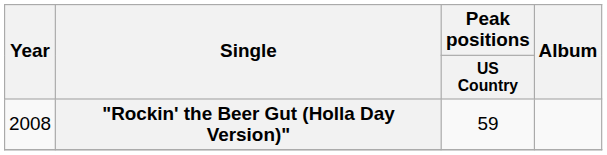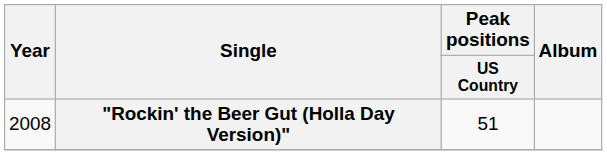(488, 124) 59 -> (488, 124) 51
